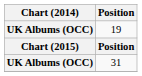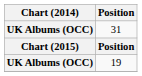rows swapped: (116, 29) <-> (116, 63)
